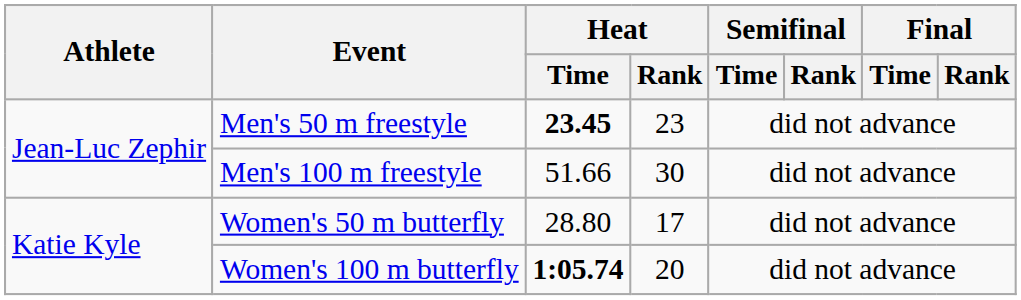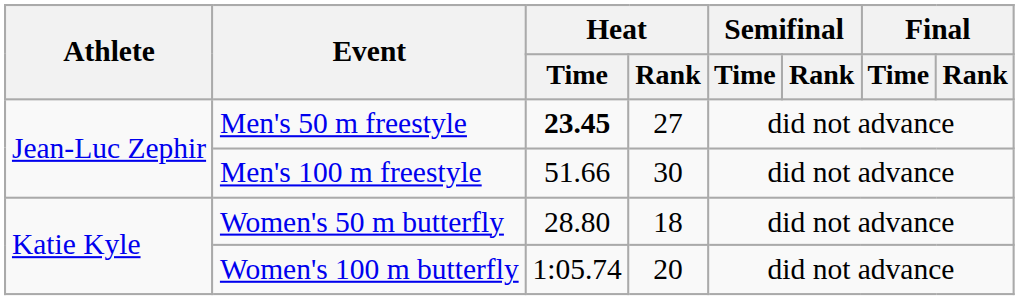(670, 123) 23 -> (668, 123) 27
(670, 221) 17 -> (668, 221) 18
(578, 270) bold -> (577, 270) normal
